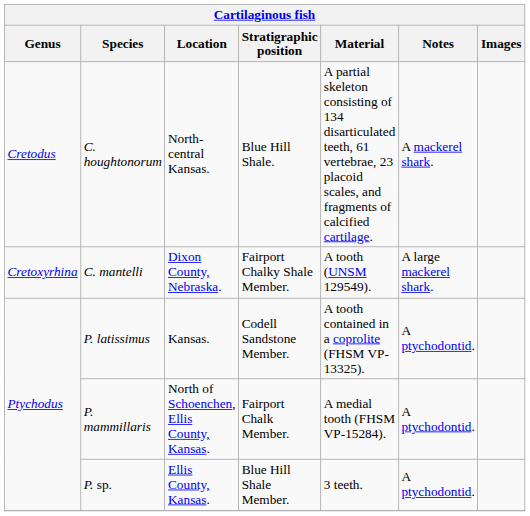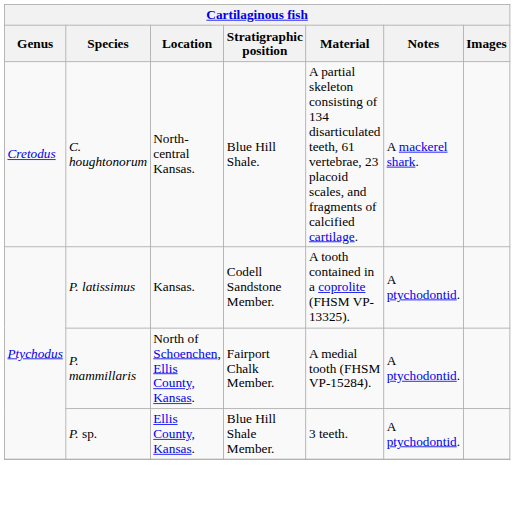- row: (113, 272)
